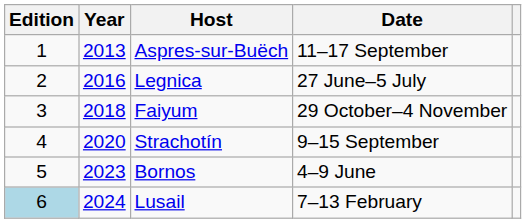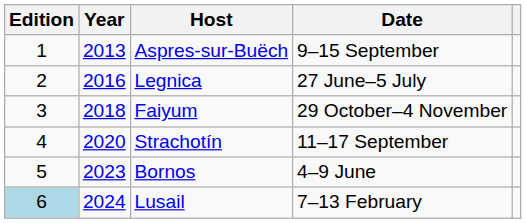(373, 50) 11–17 September -> (368, 50) 9–15 September
(368, 141) 9–15 September -> (373, 141) 11–17 September
